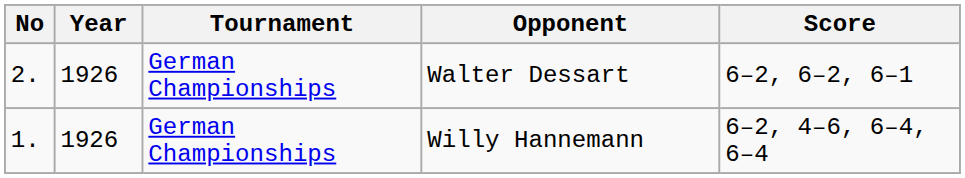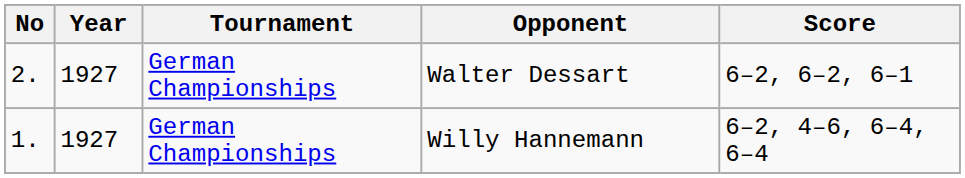(89, 75) 1926 -> (89, 75) 1927
(89, 140) 1926 -> (89, 140) 1927
